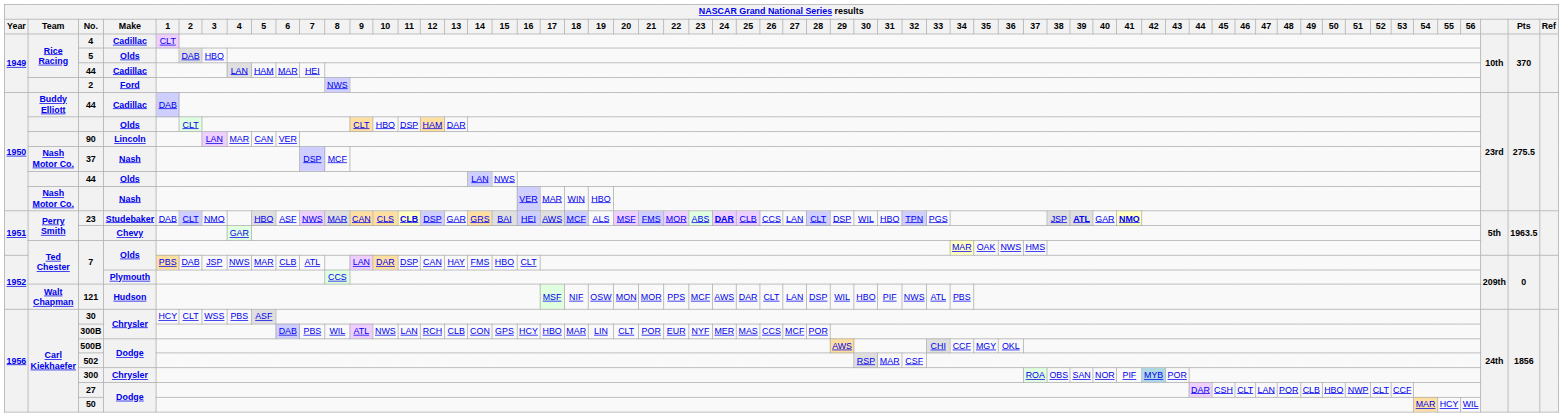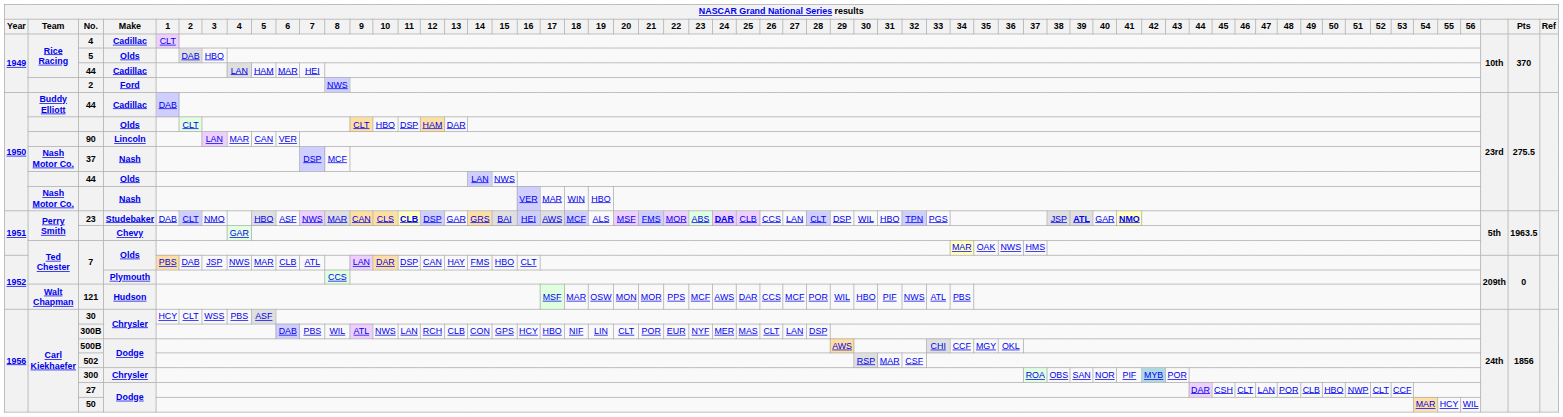(576, 297) NIF -> (576, 297) MAR
(771, 297) CLT -> (771, 297) CCS
(795, 297) LAN -> (795, 297) MCF
(818, 297) DSP -> (818, 297) POR
(576, 331) MAR -> (576, 331) NIF
(771, 331) CCS -> (771, 331) CLT
(795, 331) MCF -> (795, 331) LAN
(818, 331) POR -> (818, 331) DSP
